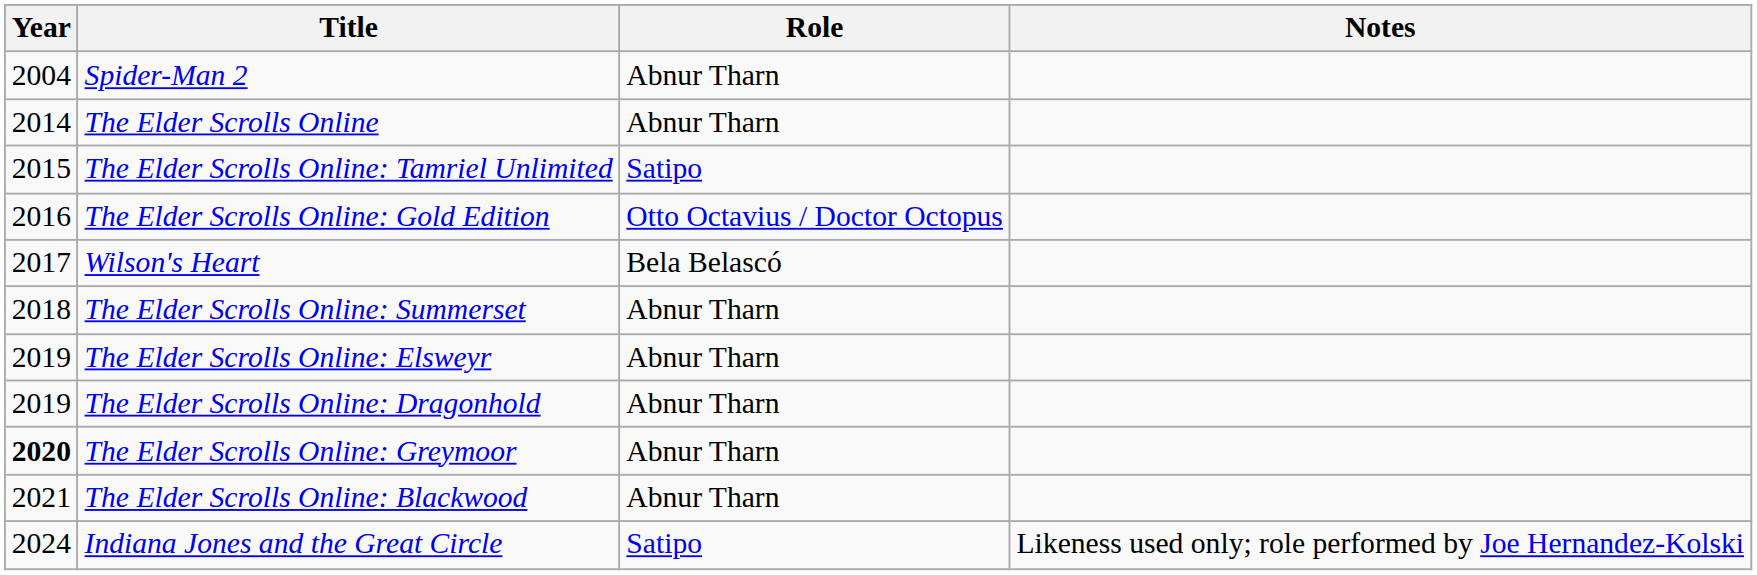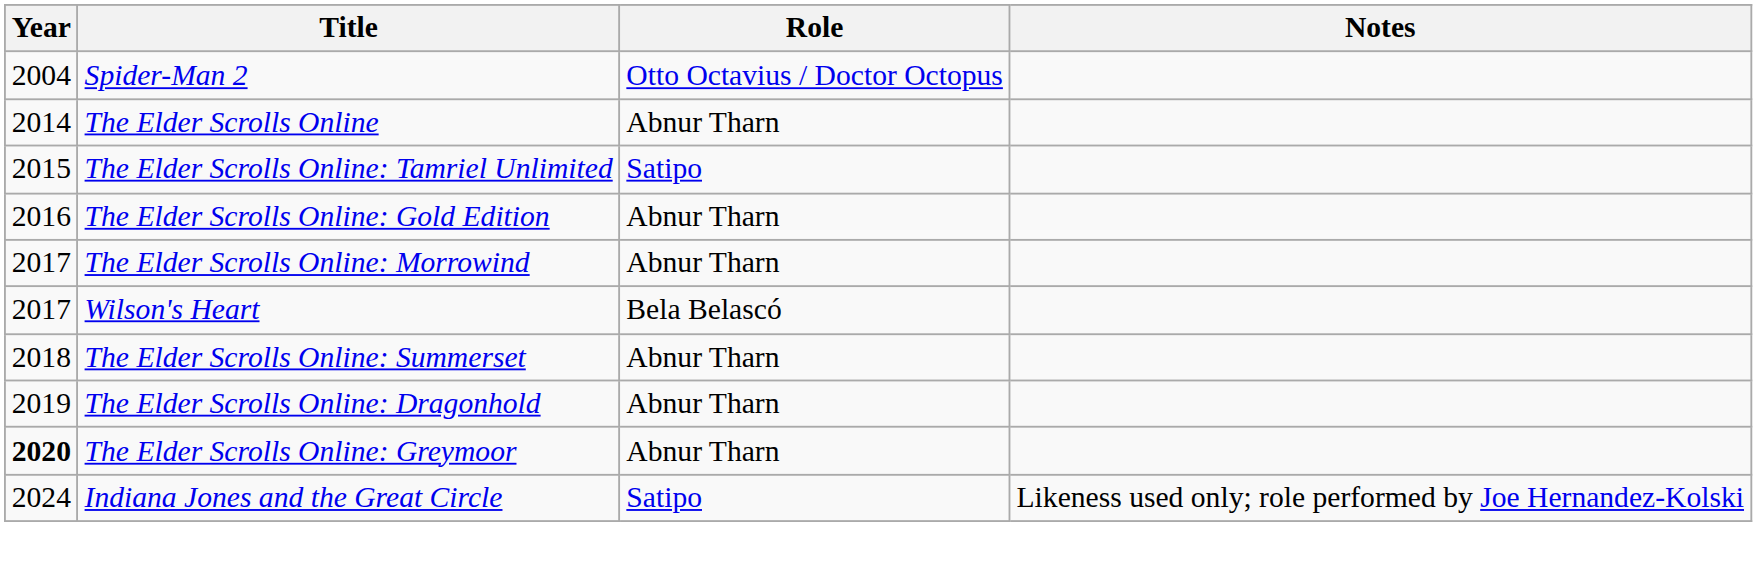(703, 74) Abnur Tharn -> (815, 74) Otto Octavius / Doctor Octopus
(815, 215) Otto Octavius / Doctor Octopus -> (703, 215) Abnur Tharn
+ row: (307, 262)
- row: (288, 356)
- row: (306, 497)
